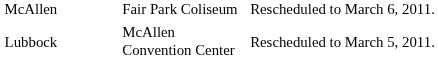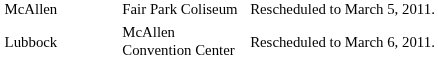(342, 9) Rescheduled to March 6, 2011. -> (342, 9) Rescheduled to March 5, 2011.
(342, 41) Rescheduled to March 5, 2011. -> (342, 41) Rescheduled to March 6, 2011.
